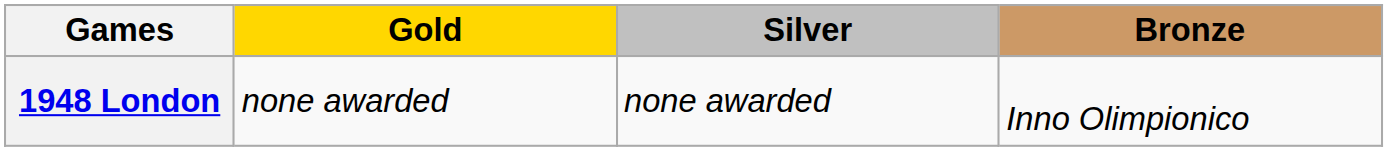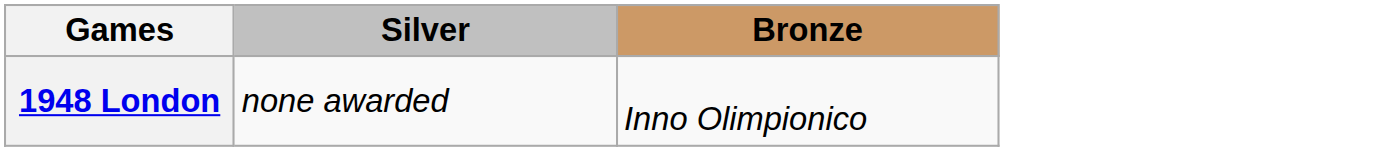- column: (425, 30)
